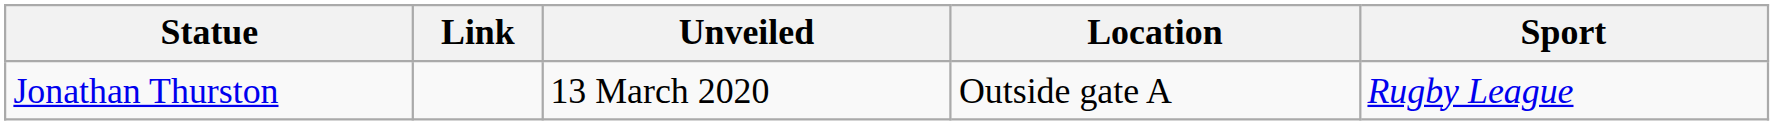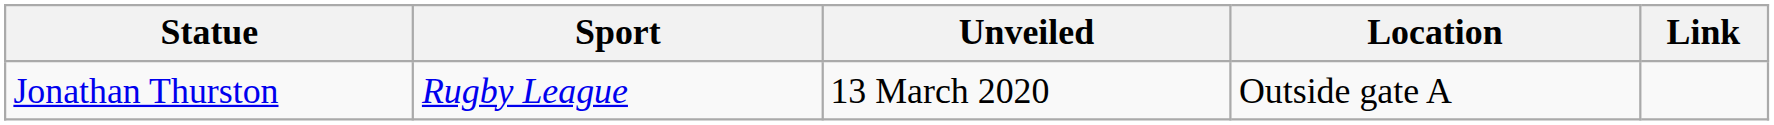columns swapped: (1563, 32) <-> (478, 32)
